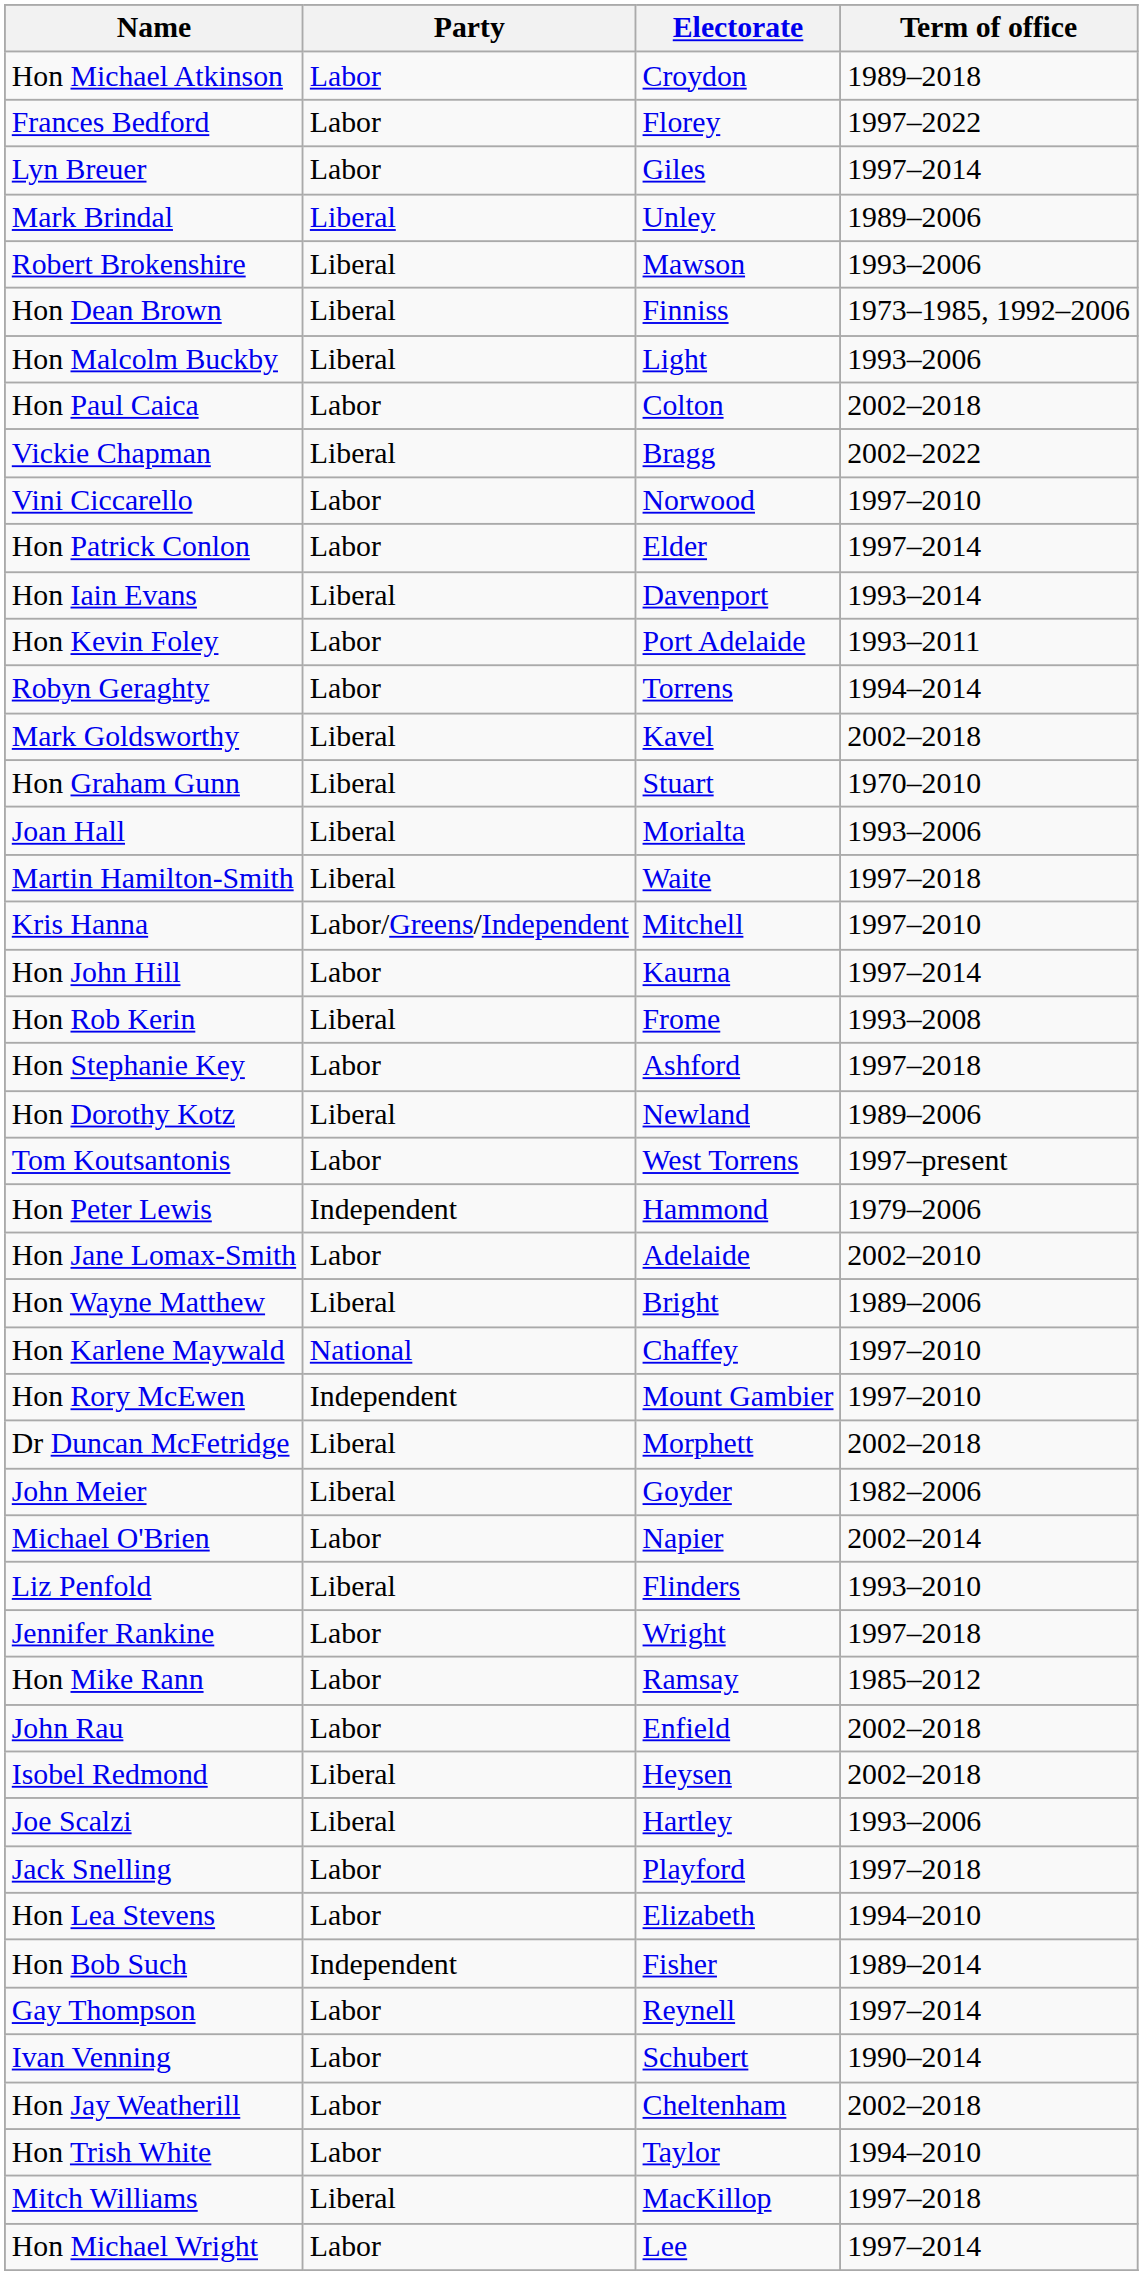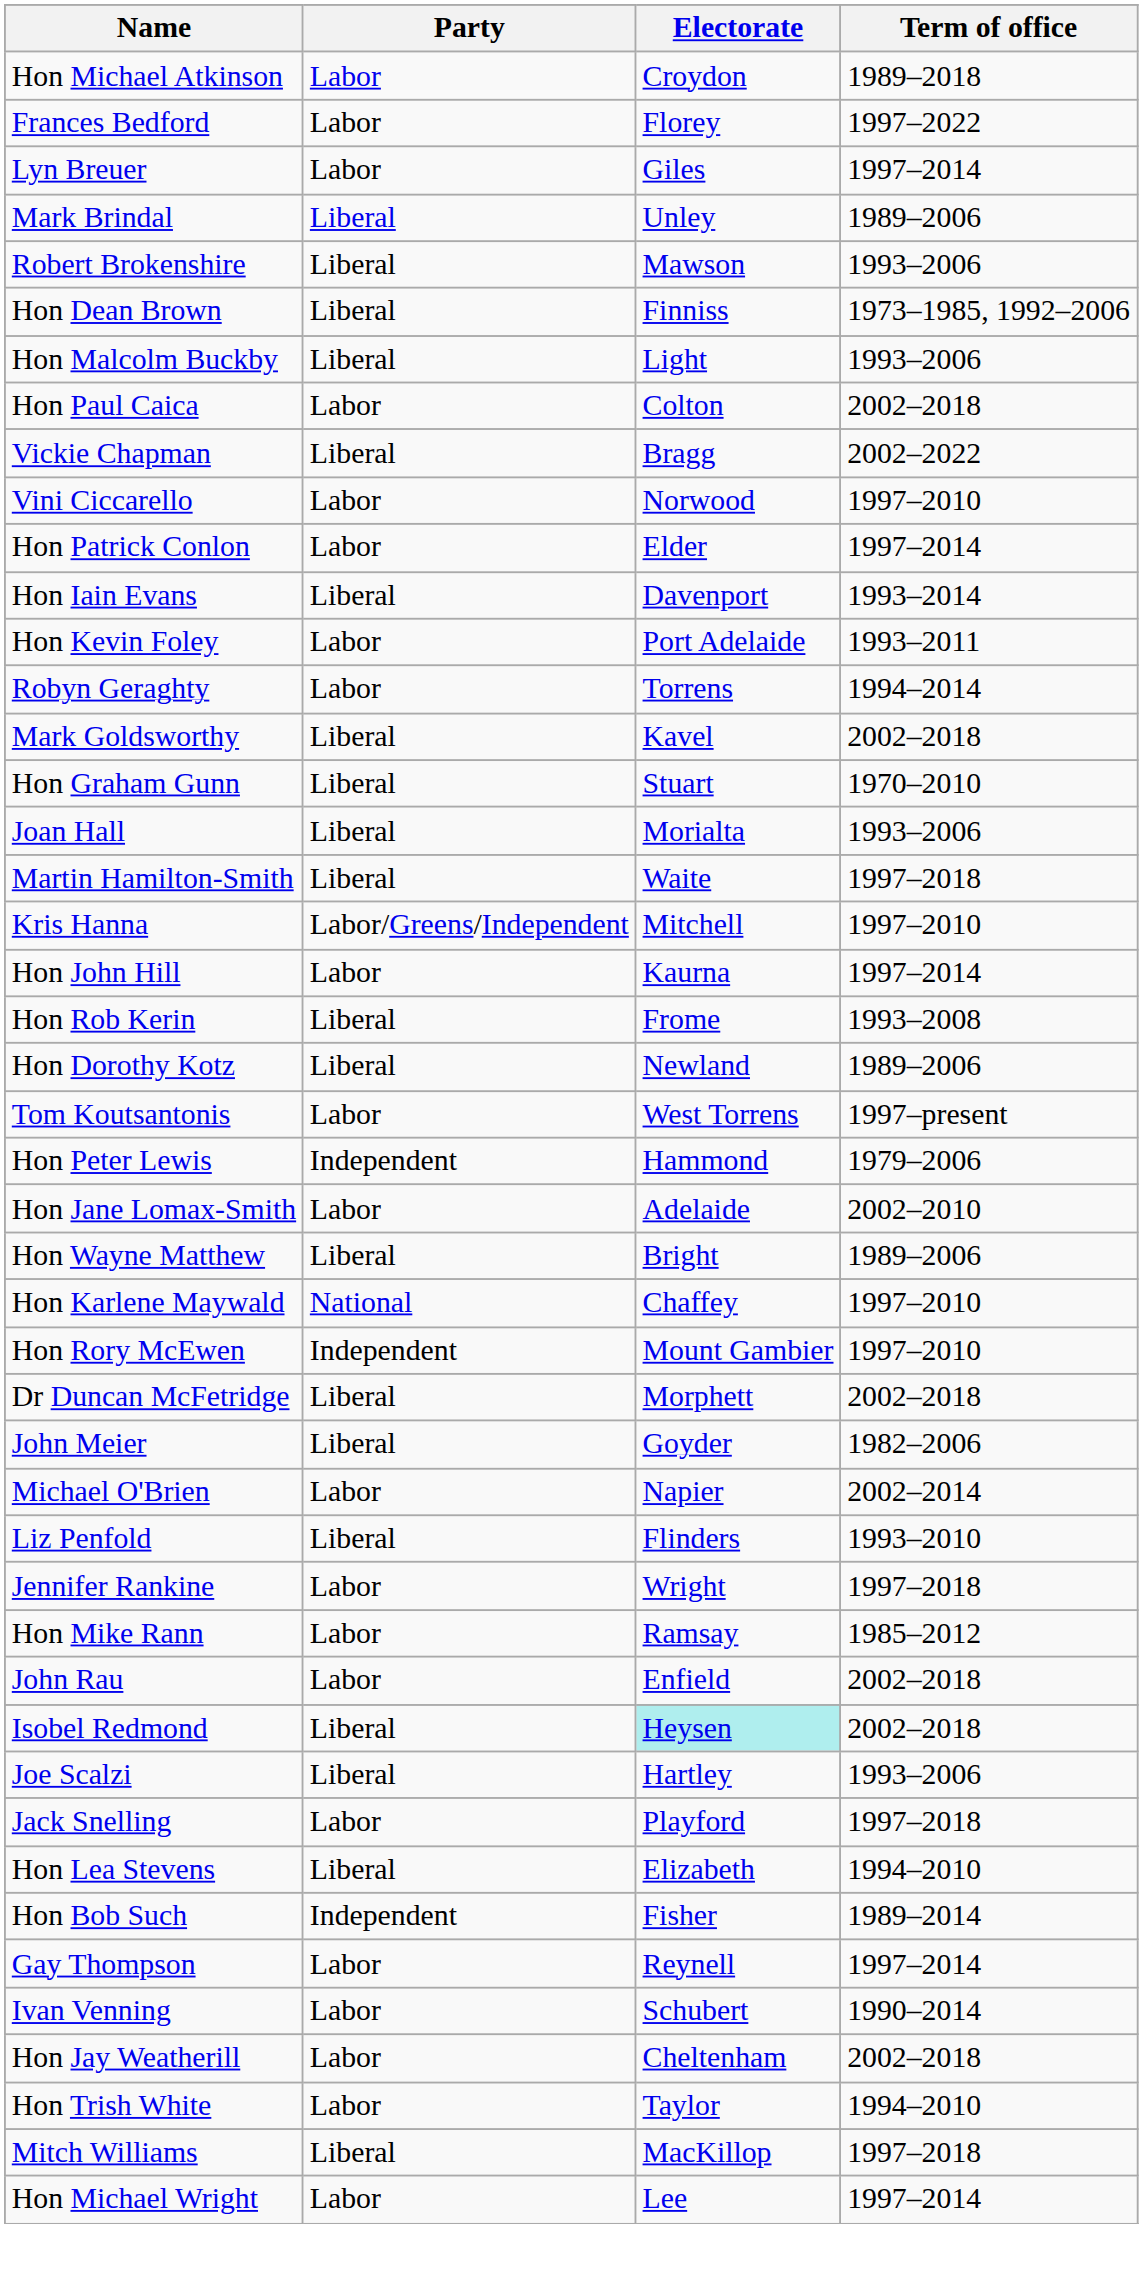- row: (128, 1066)
(687, 1774) no background -> (687, 1727) paleturquoise background
(345, 1915) Labor -> (353, 1868) Liberal
